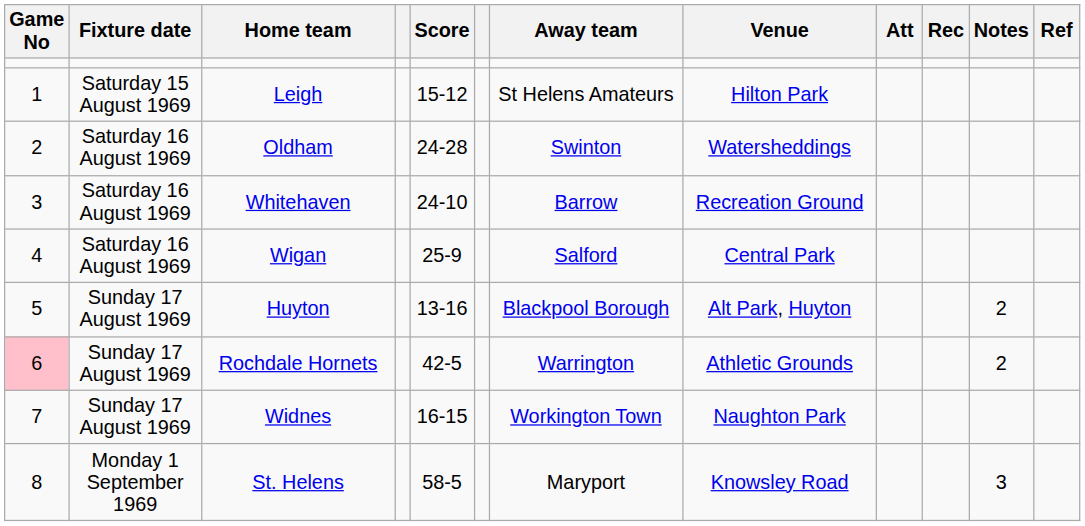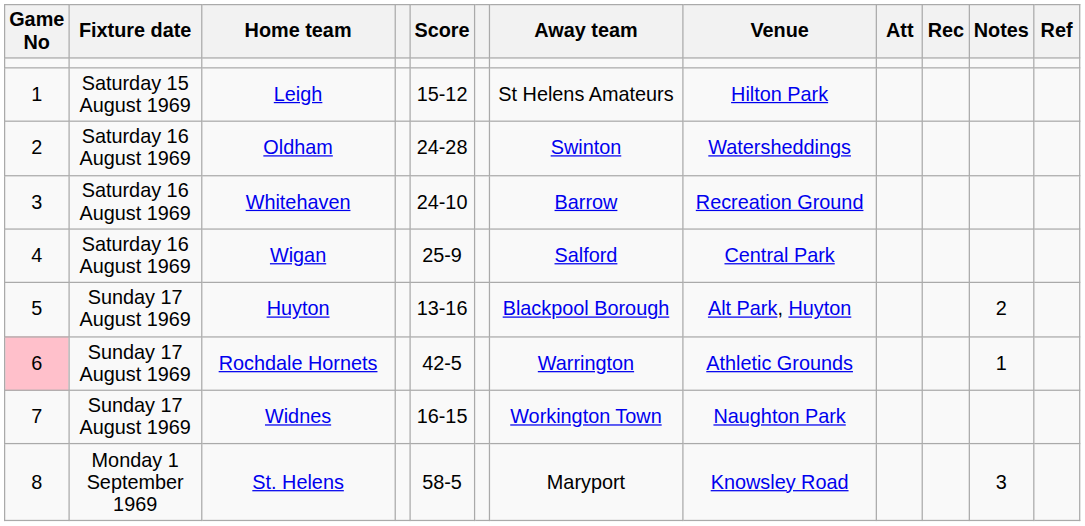(1001, 363) 2 -> (1001, 363) 1
